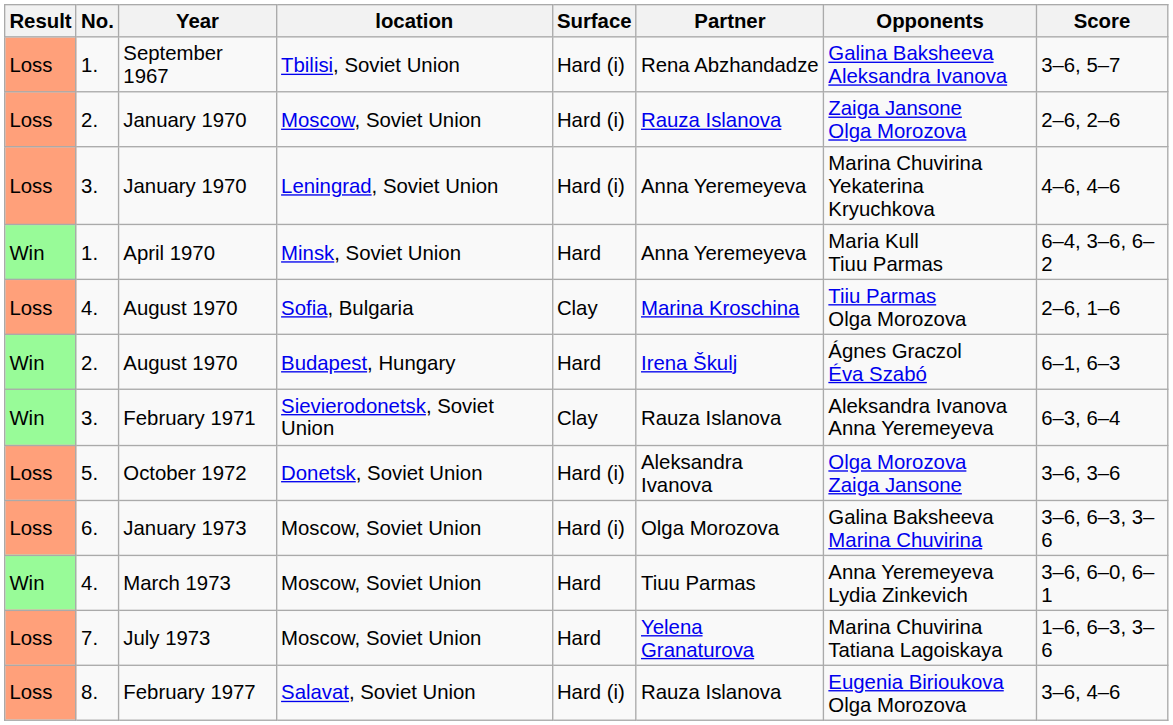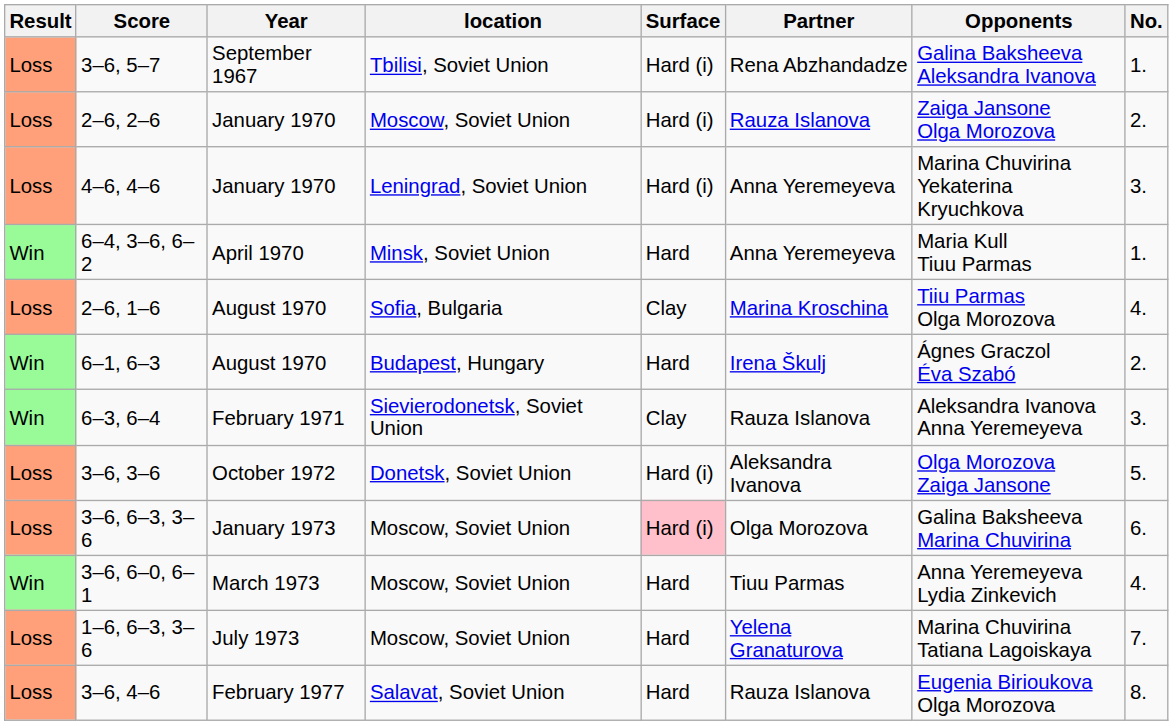columns swapped: (97, 21) <-> (1102, 21)
(591, 528) no background -> (680, 528) pink background
(591, 693) Hard (i) -> (668, 693) Hard
